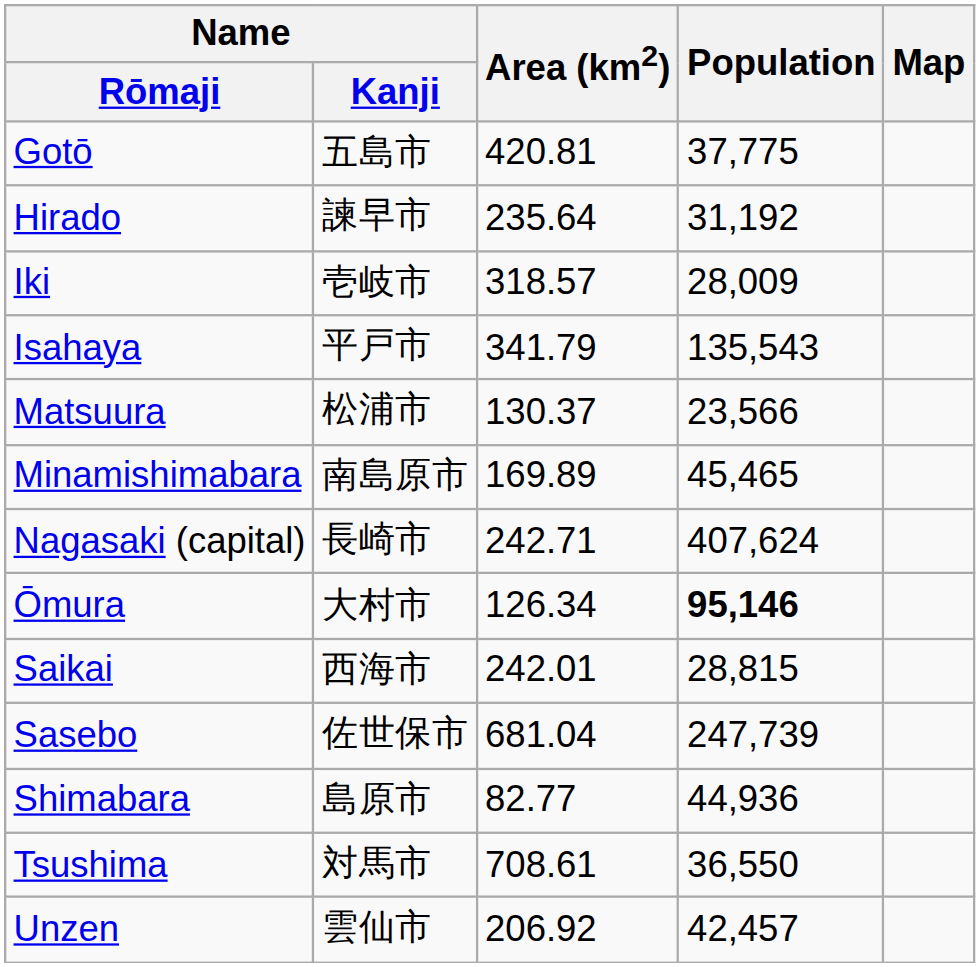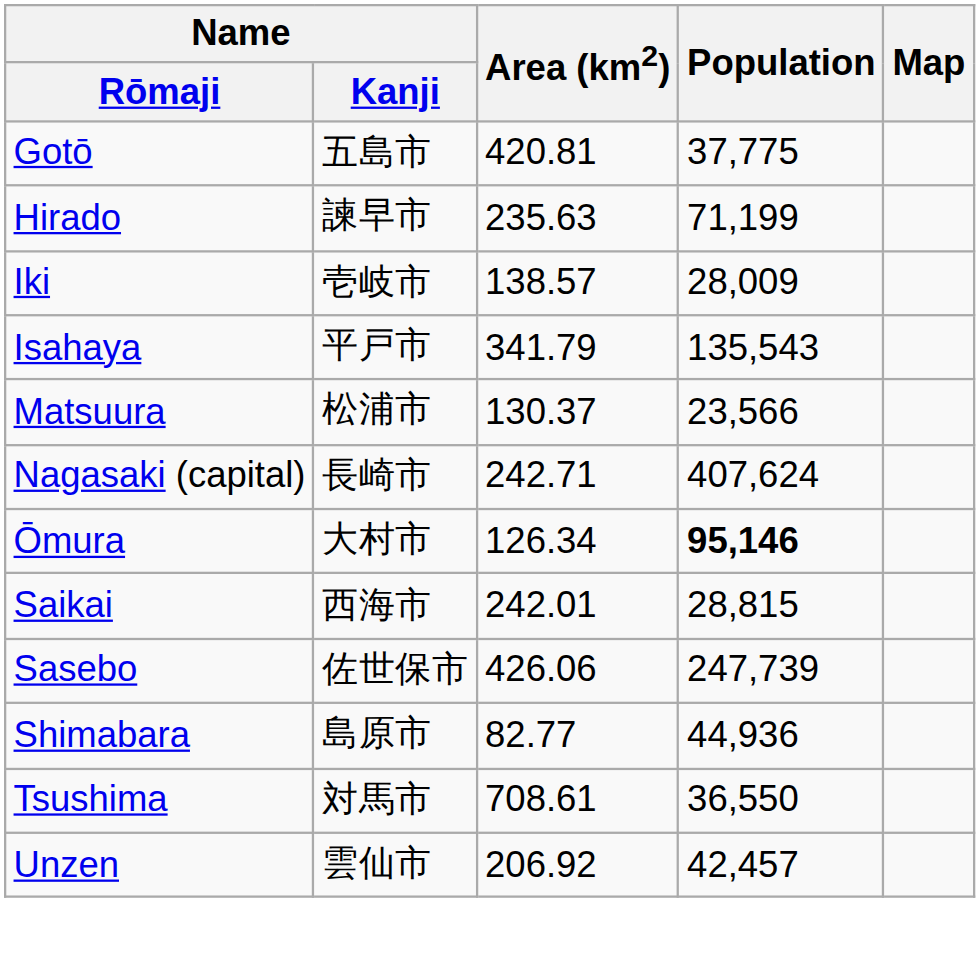(541, 217) 235.64 -> (541, 217) 235.63
(743, 217) 31,192 -> (743, 217) 71,199
(541, 281) 318.57 -> (541, 281) 138.57
- row: (157, 476)
(541, 734) 681.04 -> (541, 670) 426.06
